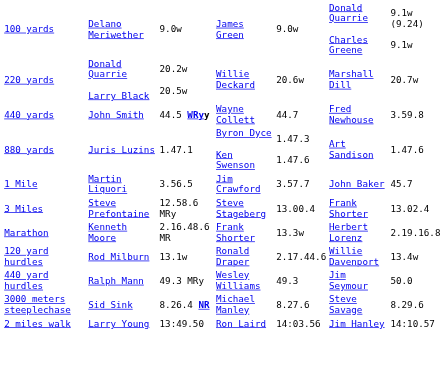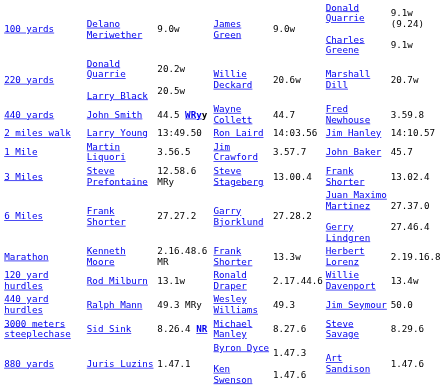rows swapped: (29, 149) <-> (37, 323)
+ row: (24, 216)
